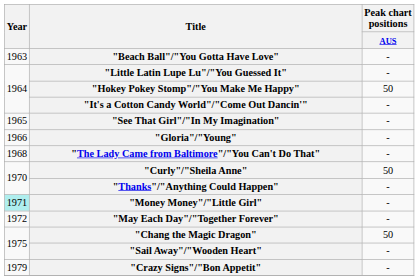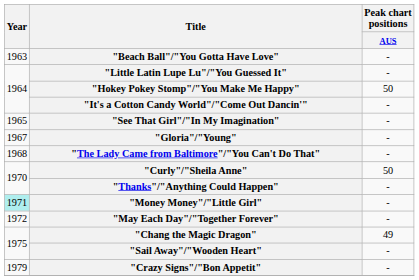(17, 137) 1966 -> (17, 137) 1967
(388, 235) 50 -> (388, 235) 49
